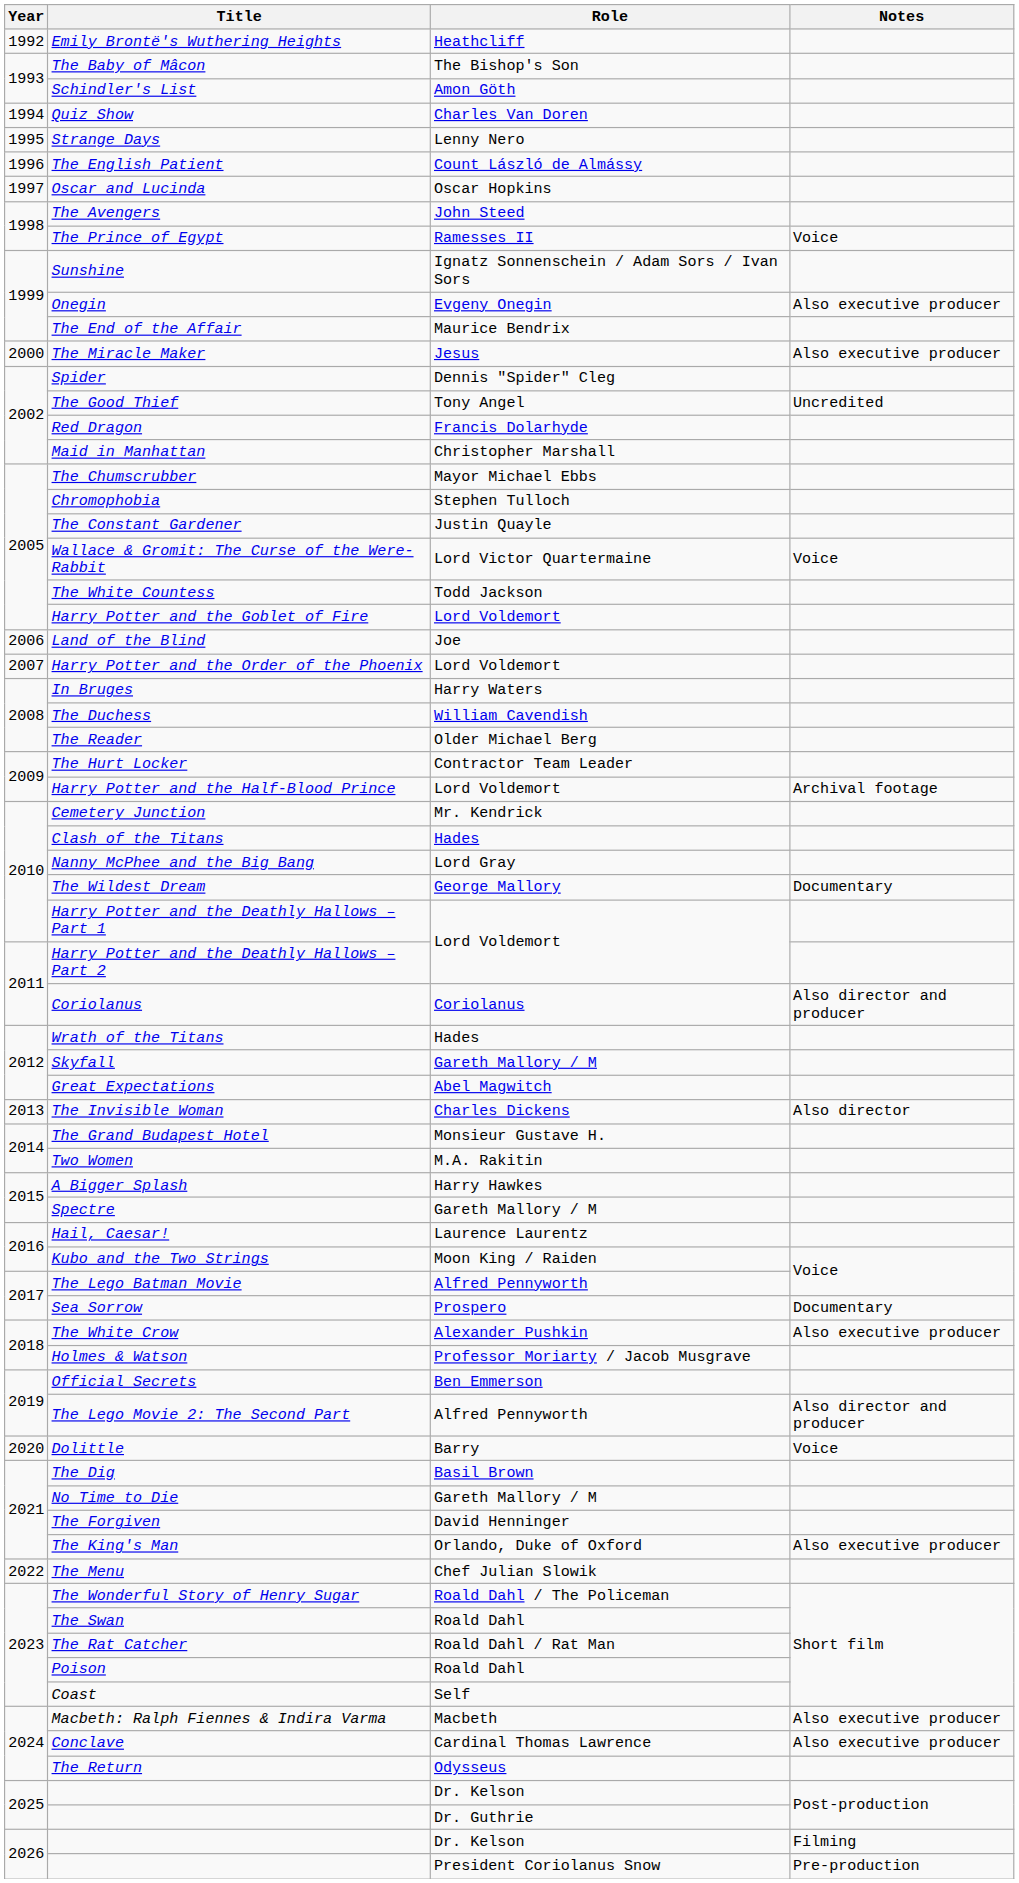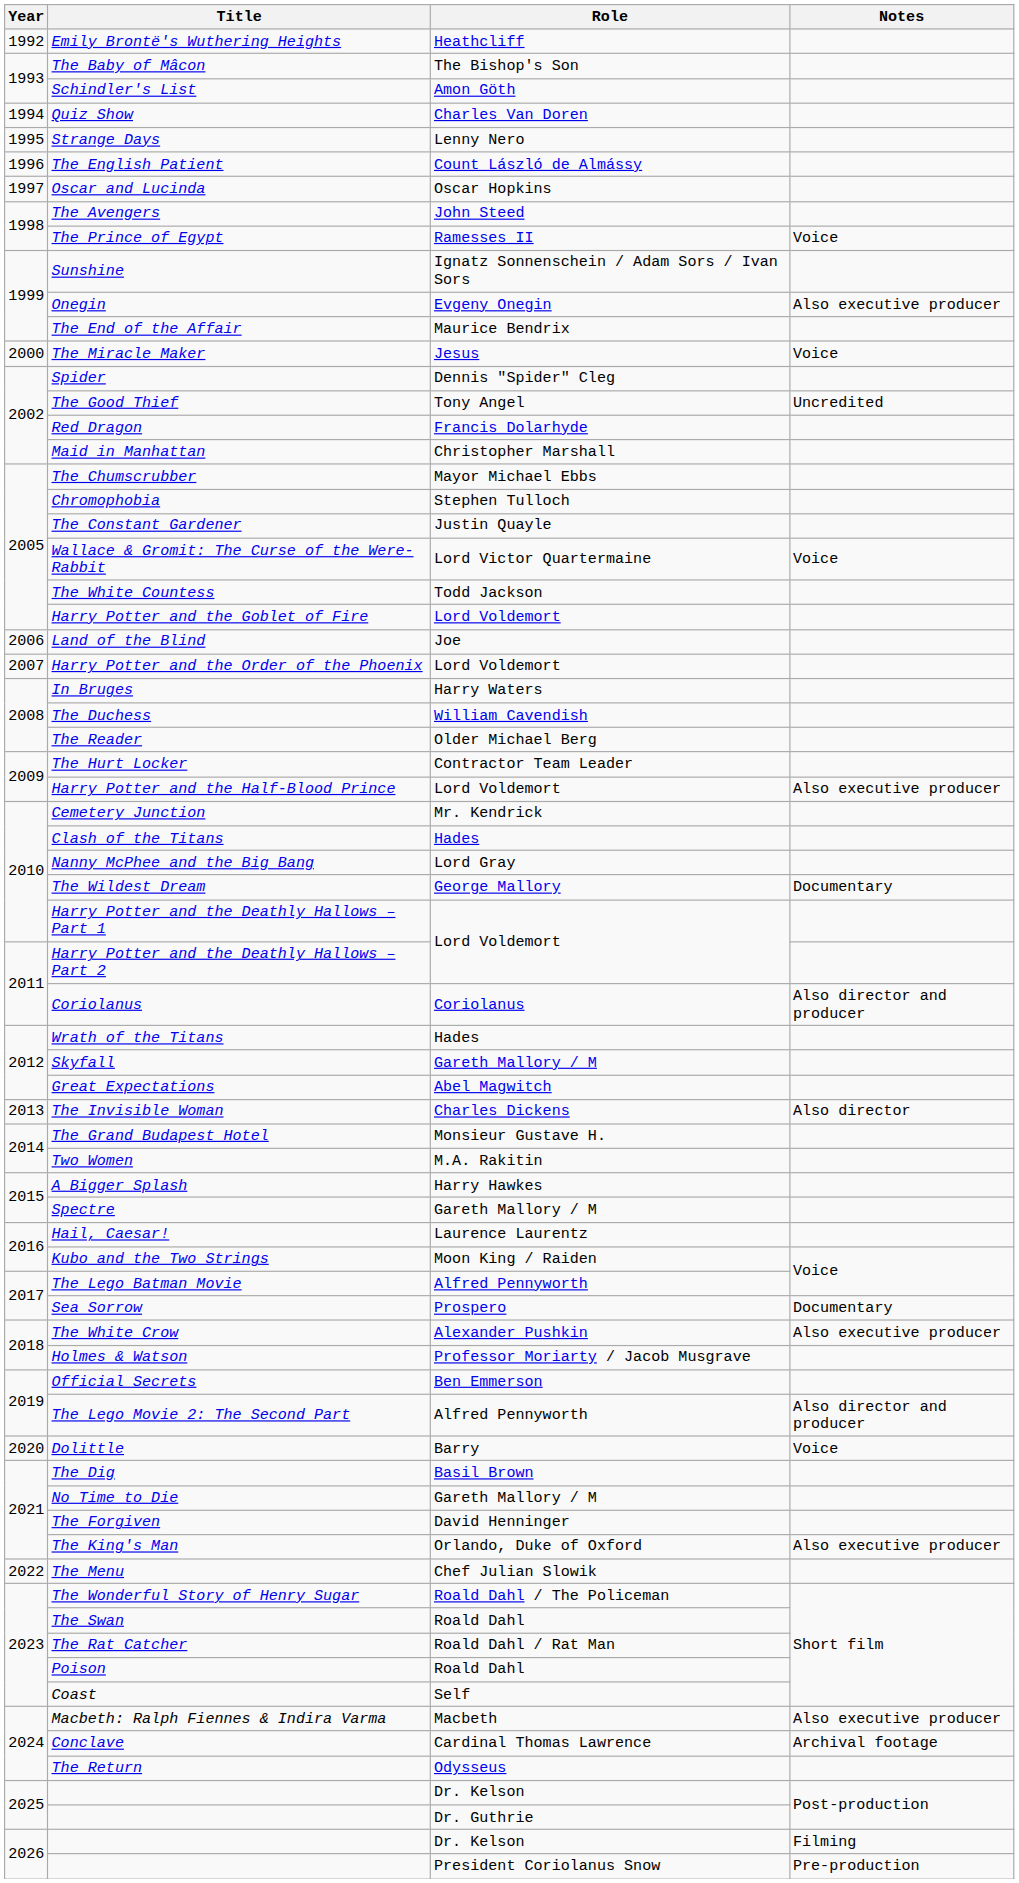(897, 354) Also executive producer -> (816, 354) Voice
(865, 789) Archival footage -> (897, 789) Also executive producer
(897, 1743) Also executive producer -> (865, 1743) Archival footage
